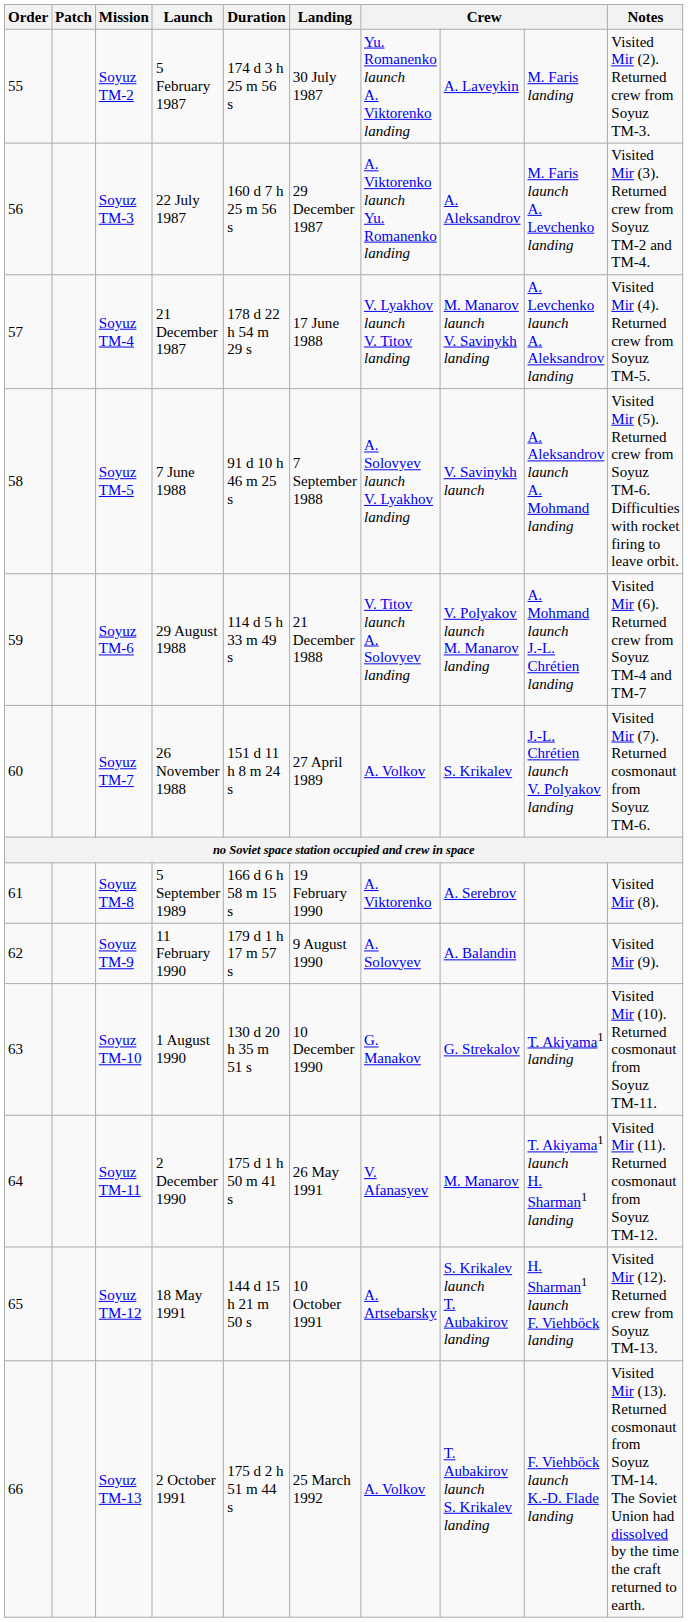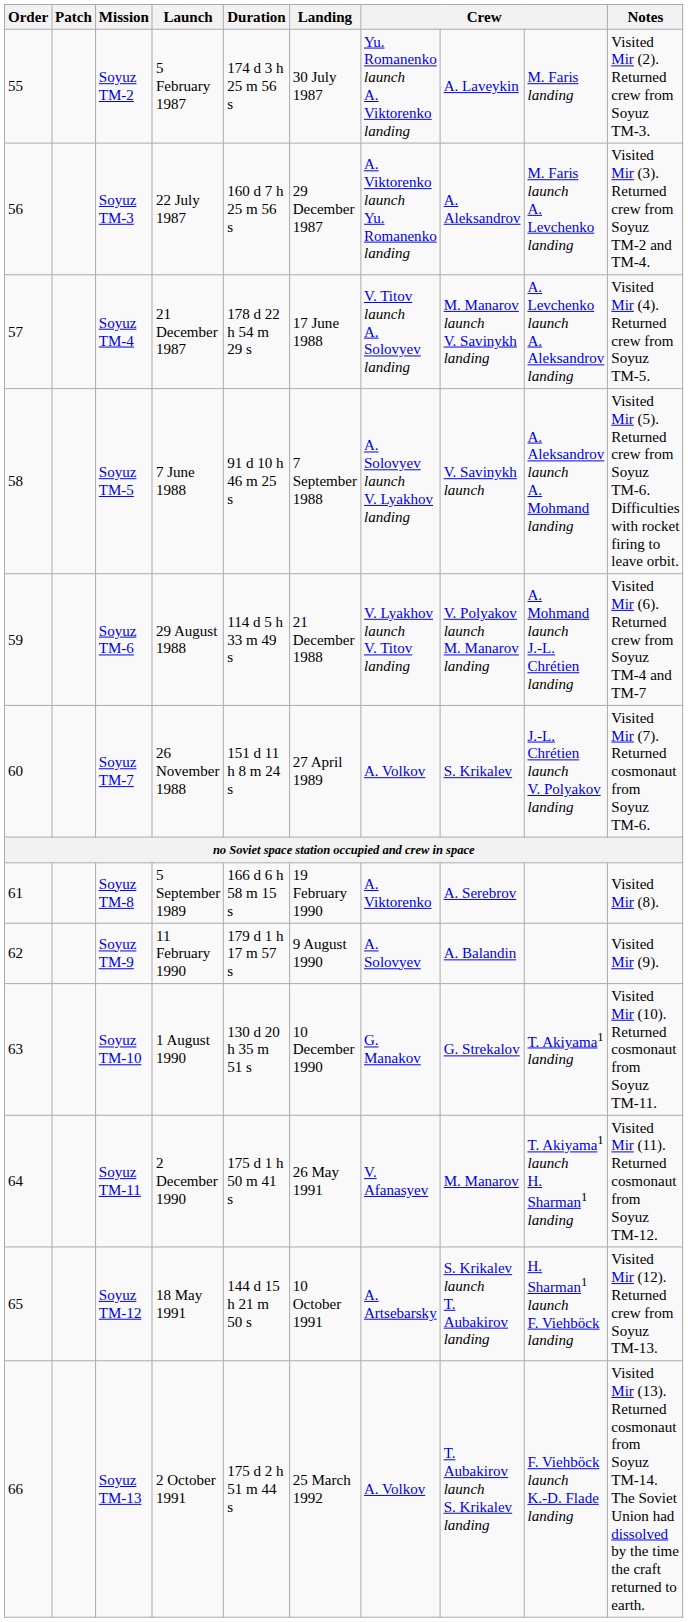(399, 332) V. Lyakhov launch V. Titov landing -> (392, 332) V. Titov launch A. Solovyev landing
(392, 640) V. Titov launch A. Solovyev landing -> (399, 640) V. Lyakhov launch V. Titov landing
